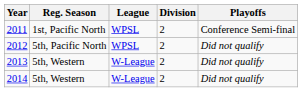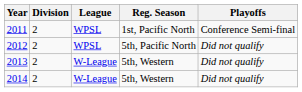columns swapped: (178, 12) <-> (69, 12)
